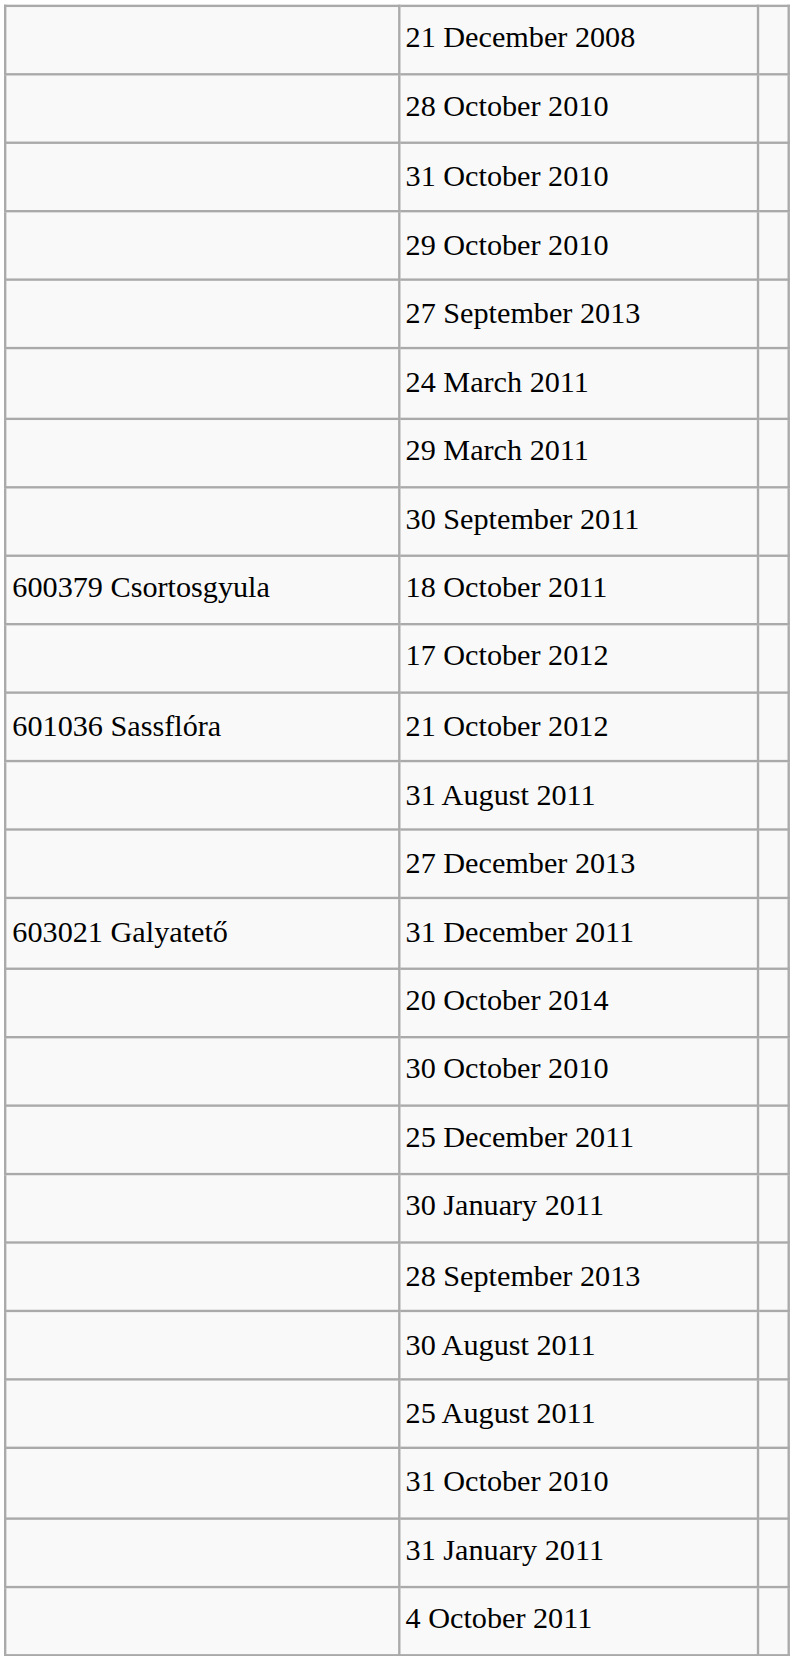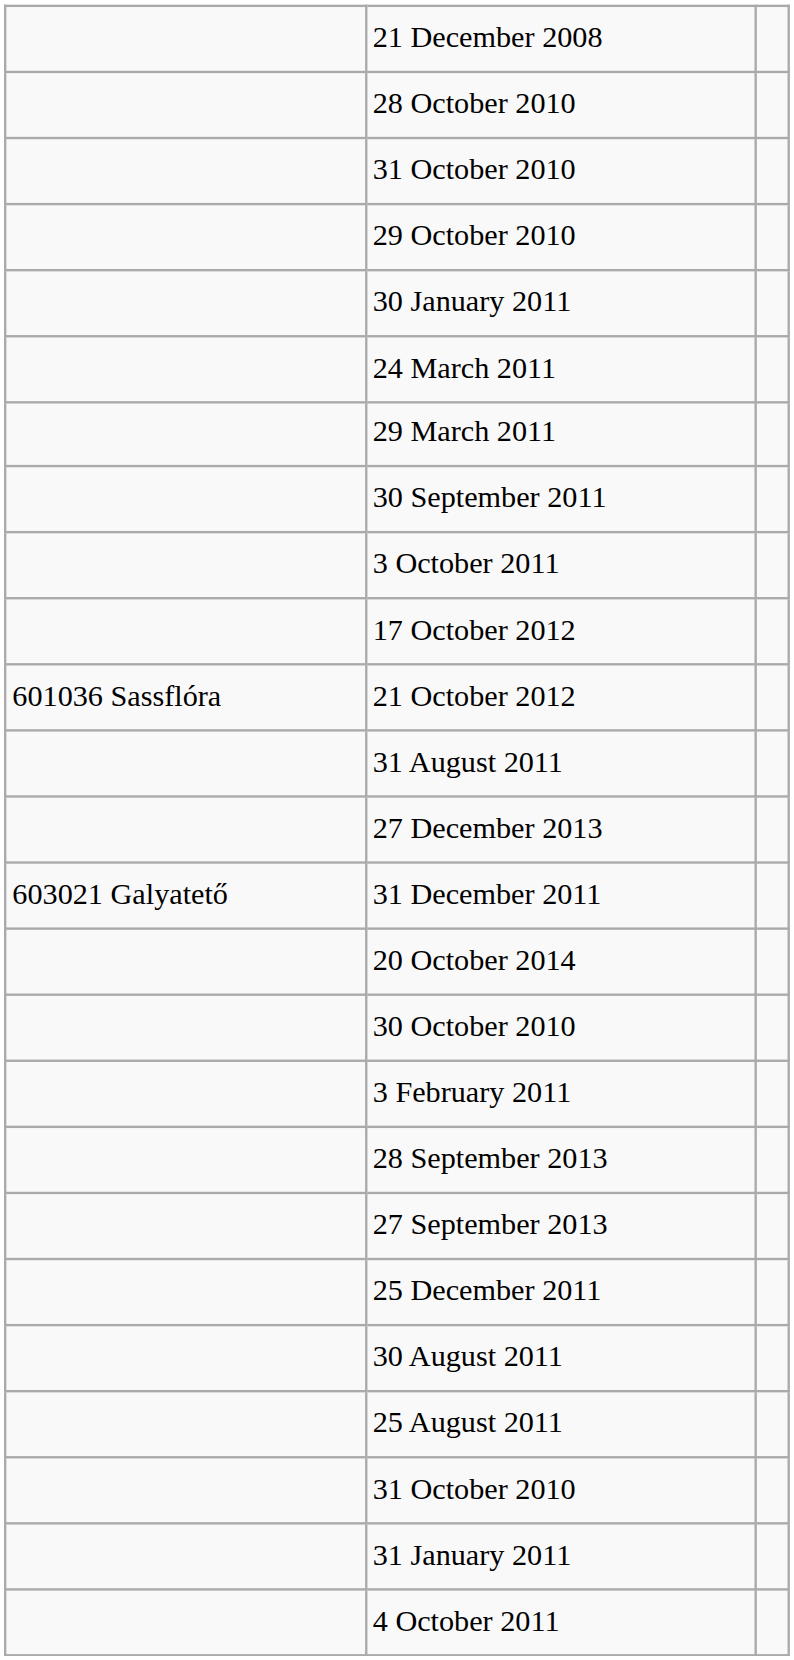rows swapped: (202, 1208) <-> (202, 315)
- row: (141, 588)
+ row: (185, 566)
+ row: (185, 1094)
rows swapped: (202, 1277) <-> (202, 1140)
